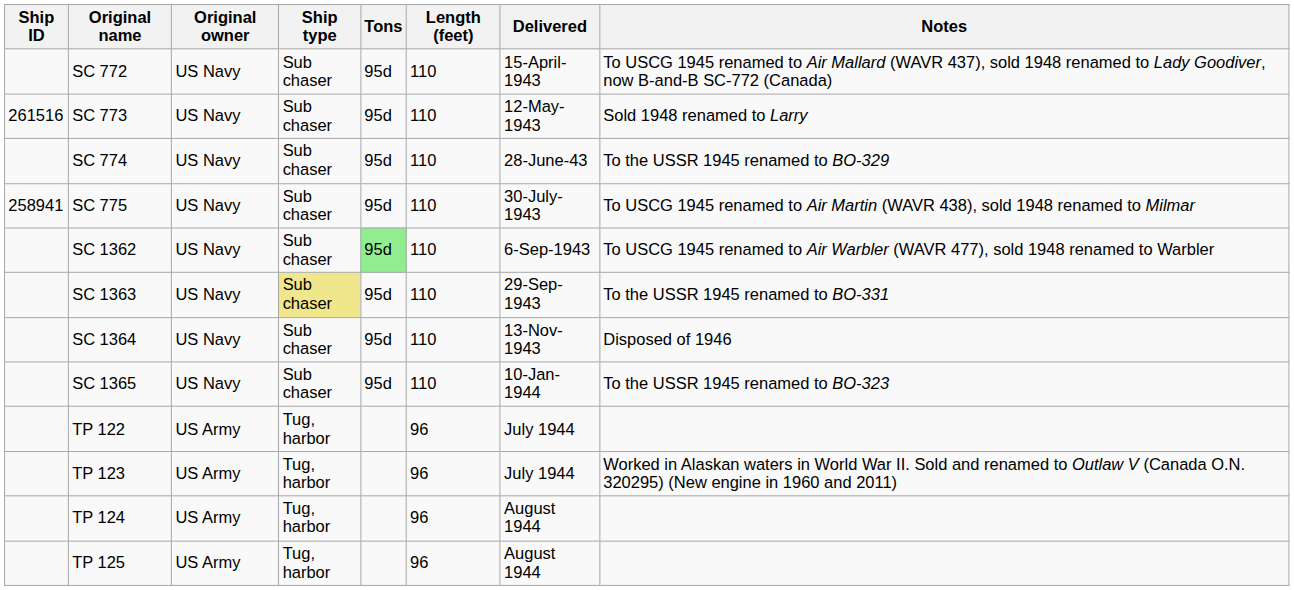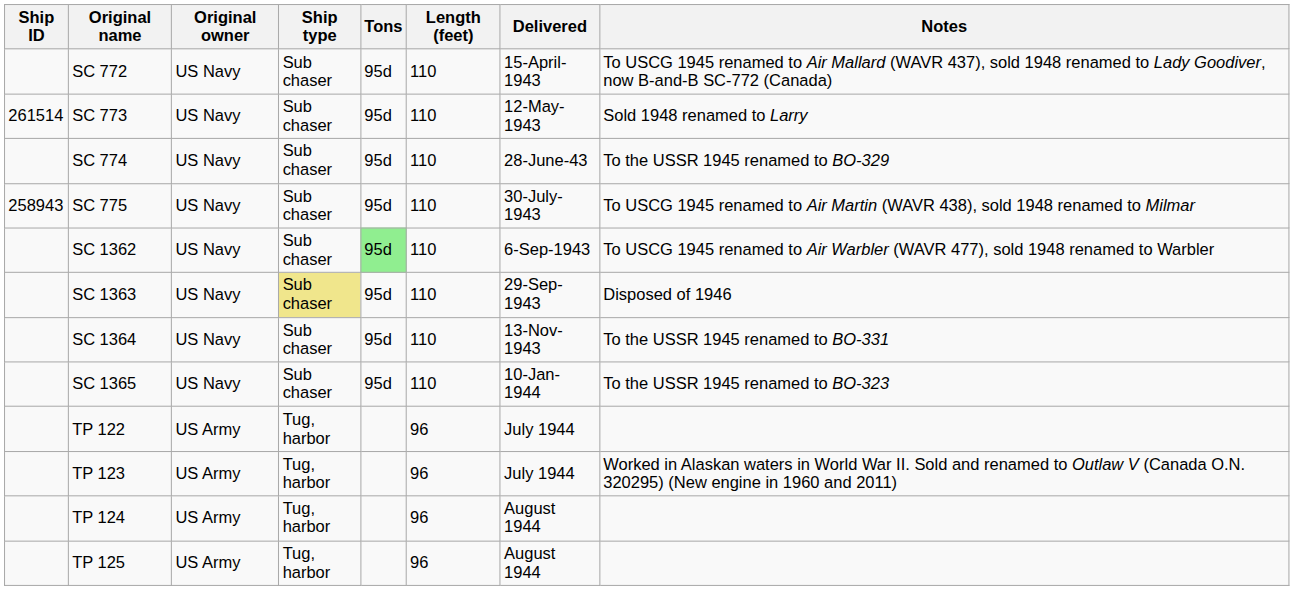(36, 116) 261516 -> (36, 116) 261514
(36, 205) 258941 -> (36, 205) 258943
(746, 294) To the USSR 1945 renamed to BO-331 -> (667, 294) Disposed of 1946
(667, 339) Disposed of 1946 -> (746, 339) To the USSR 1945 renamed to BO-331
